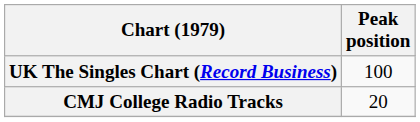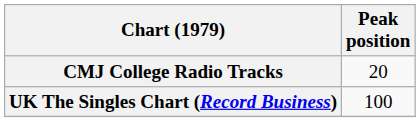rows swapped: (173, 101) <-> (173, 71)
